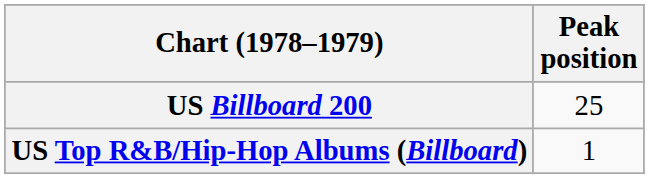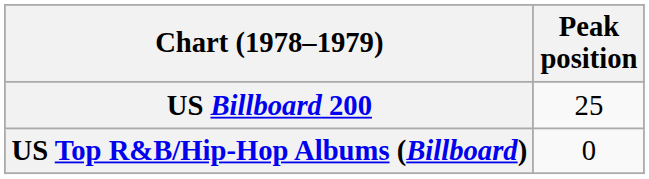(589, 150) 1 -> (589, 150) 0
